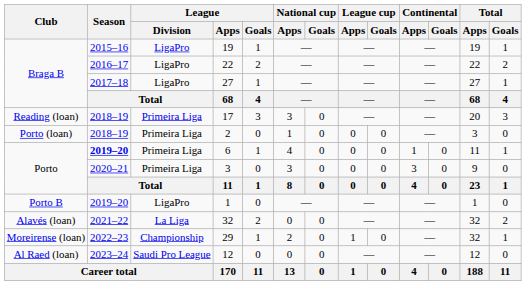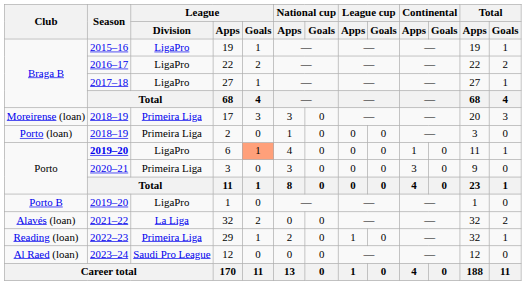(46, 116) Reading (loan) -> (46, 116) Moreirense (loan)
(172, 151) Primeira Liga -> (172, 151) LigaPro
(258, 151) no background -> (258, 151) lightsalmon background
(46, 237) Moreirense (loan) -> (46, 237) Reading (loan)
(172, 237) Championship -> (172, 237) Primeira Liga
